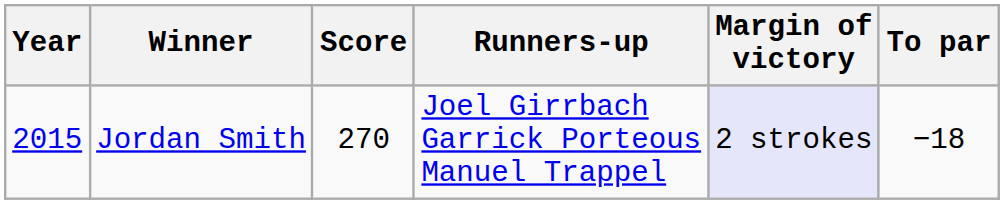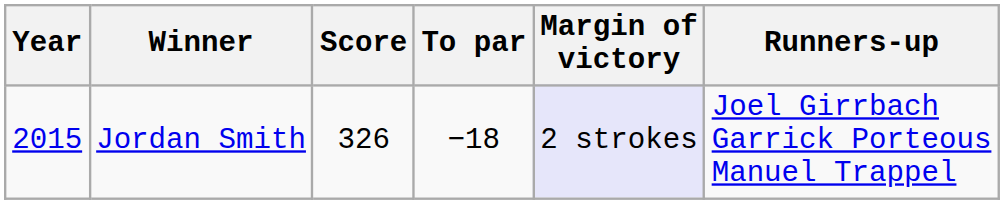columns swapped: (939, 46) <-> (561, 46)
(364, 142) 270 -> (364, 142) 326
